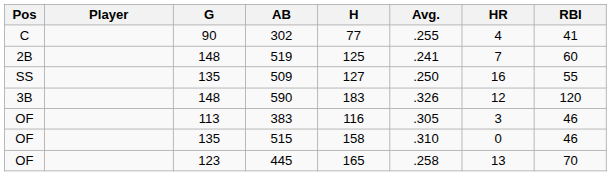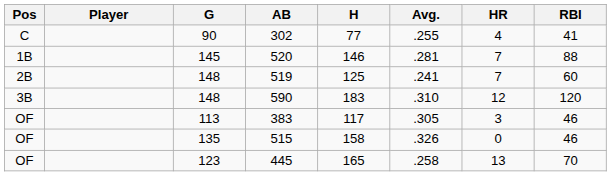+ row: (281, 56)
- row: (281, 77)
(426, 98) .326 -> (426, 98) .310
(354, 118) 116 -> (354, 118) 117
(426, 139) .310 -> (426, 139) .326
